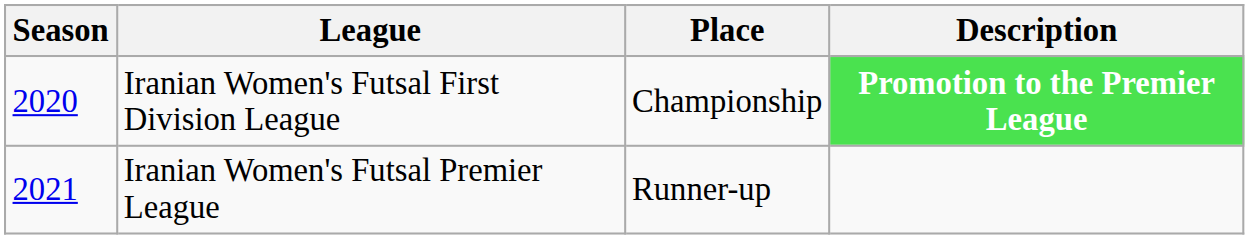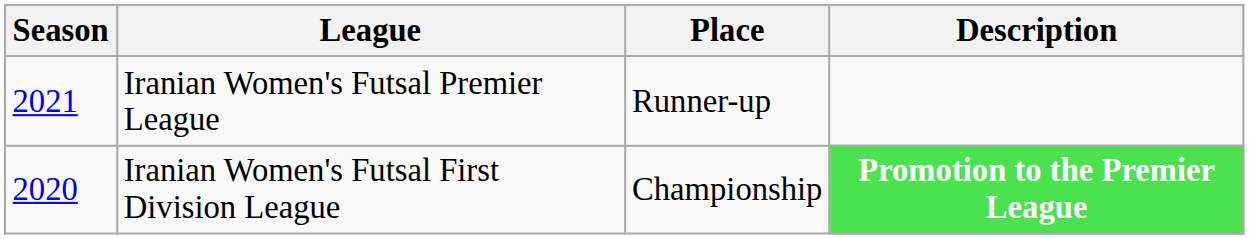rows swapped: (311, 100) <-> (333, 188)
